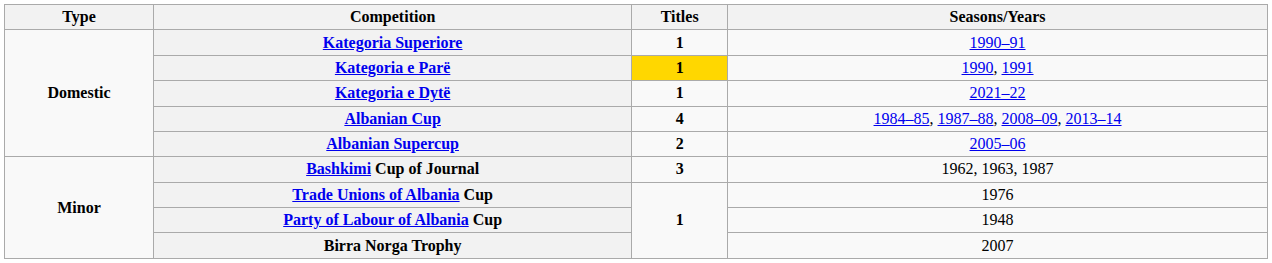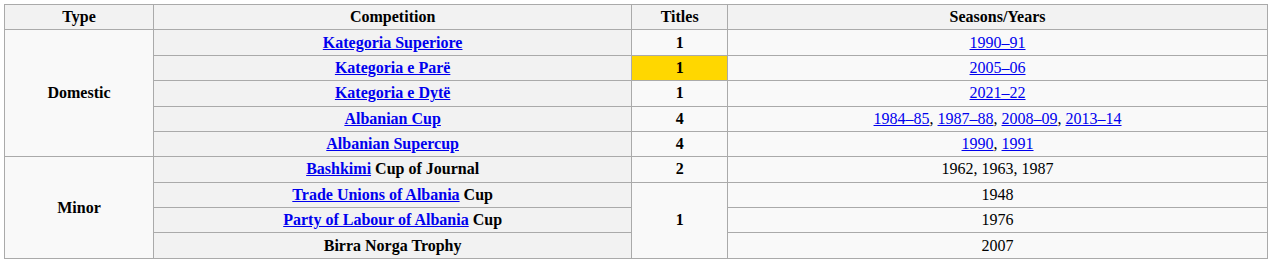(998, 67) 1990, 1991 -> (998, 67) 2005–06
(680, 144) 2 -> (680, 144) 4
(998, 144) 2005–06 -> (998, 144) 1990, 1991
(680, 169) 3 -> (680, 169) 2
(998, 194) 1976 -> (998, 194) 1948
(998, 220) 1948 -> (998, 220) 1976
